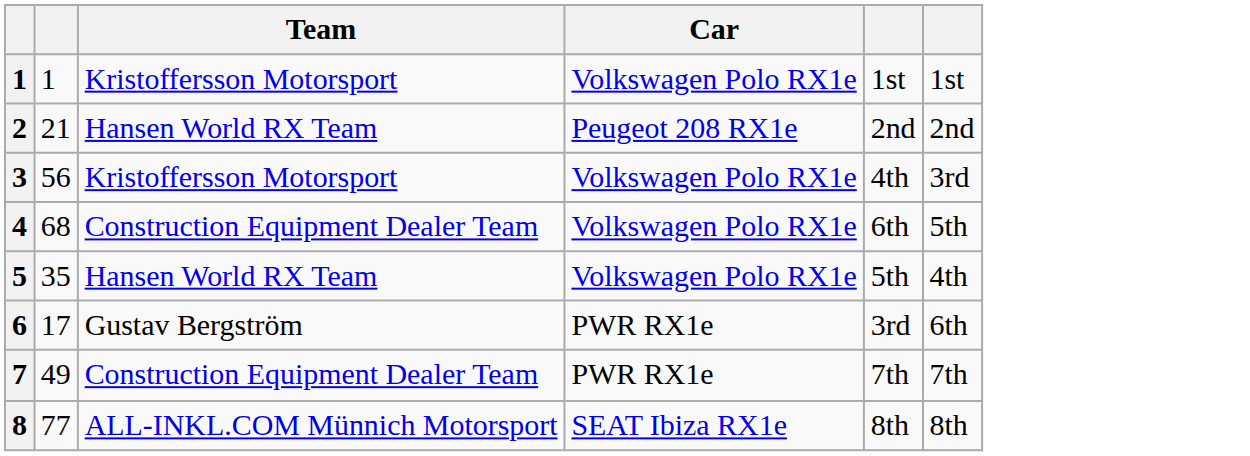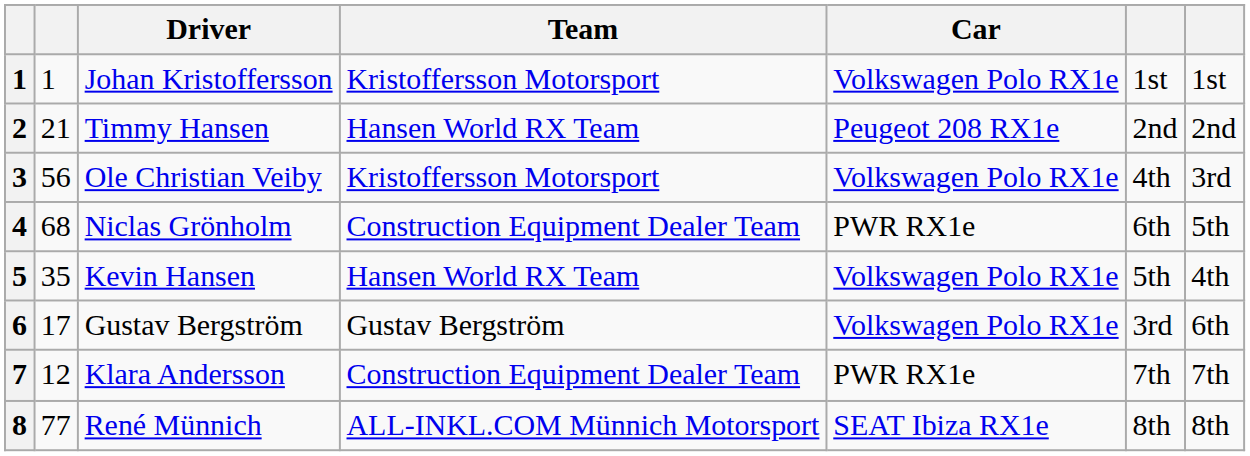+ column: (209, 29)
(714, 226) Volkswagen Polo RX1e -> (904, 226) PWR RX1e
(642, 325) PWR RX1e -> (976, 325) Volkswagen Polo RX1e
(56, 374) 49 -> (56, 374) 12
